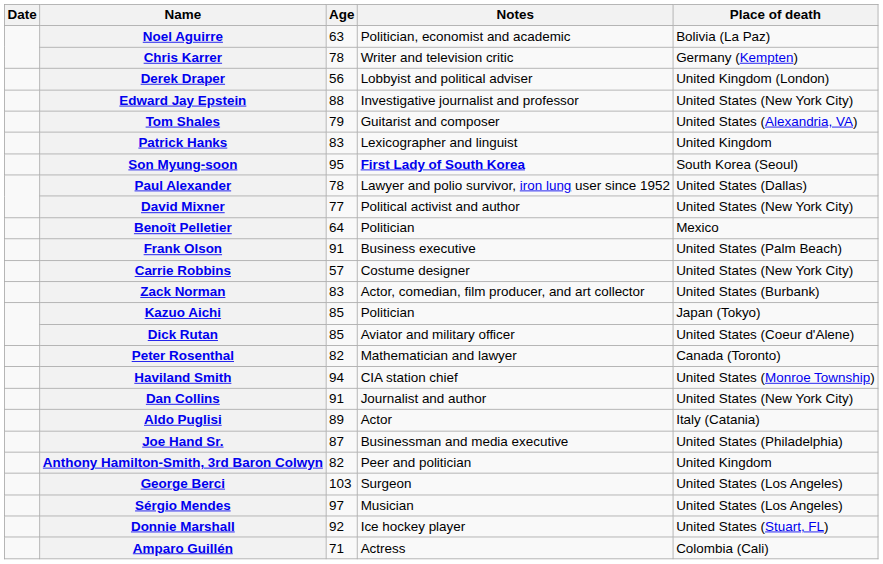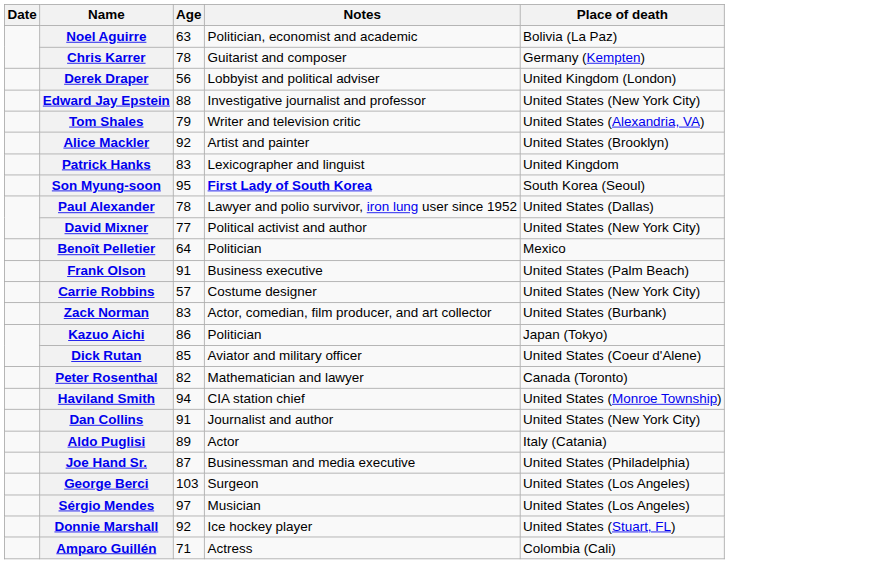(437, 57) Writer and television critic -> (277, 57) Guitarist and composer
(430, 121) Guitarist and composer -> (284, 121) Writer and television critic
+ row: (106, 143)
(337, 313) 85 -> (184, 334) 86
- row: (183, 462)
